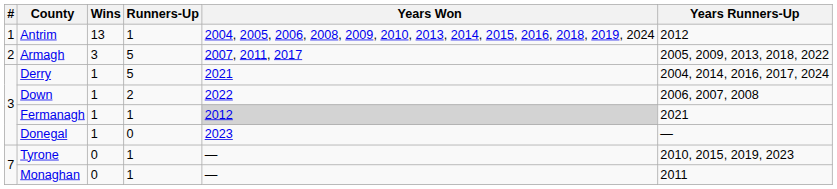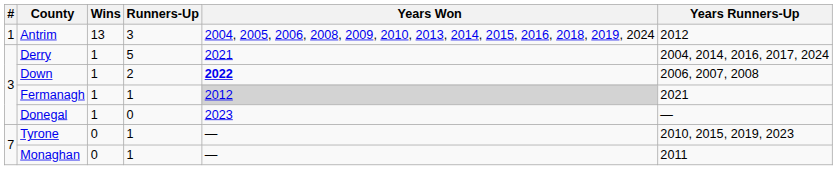(130, 34) 1 -> (130, 34) 3
- row: (42, 54)
(219, 94) normal -> (219, 74) bold
